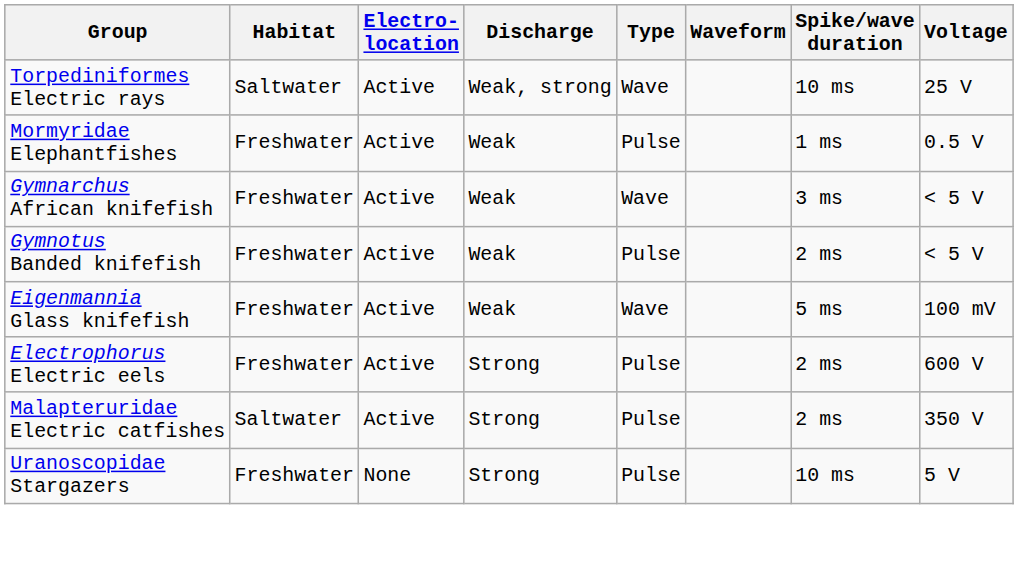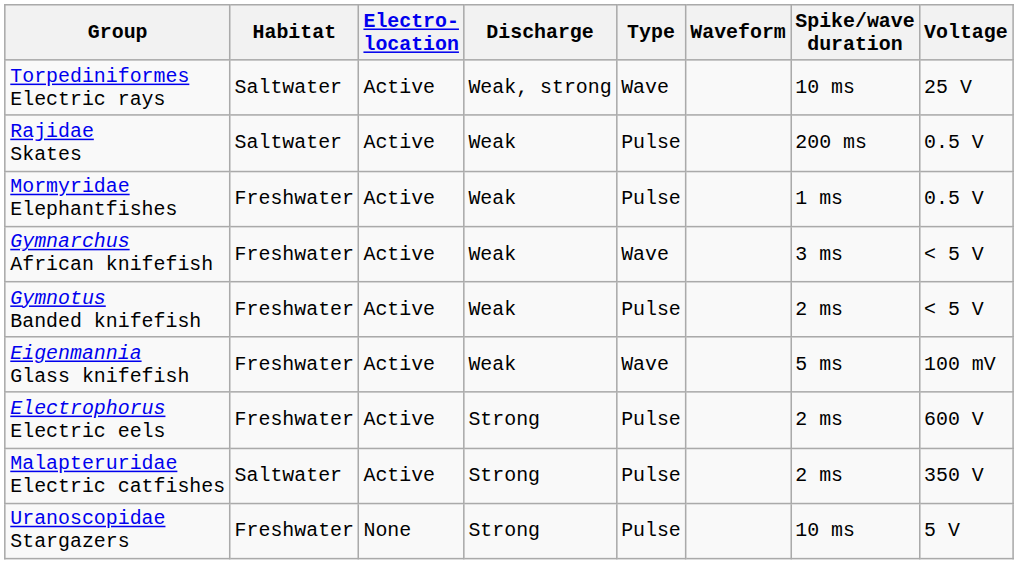+ row: (52, 143)
